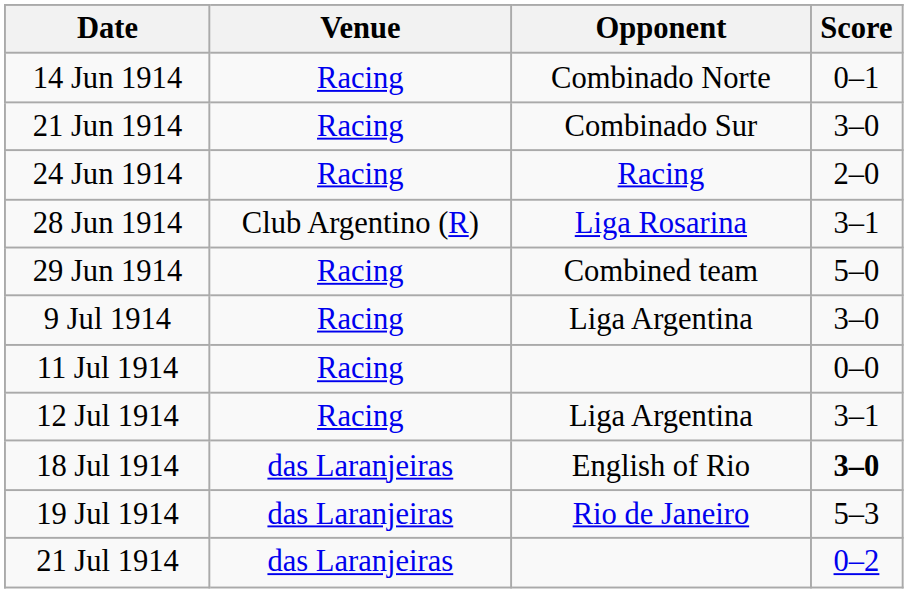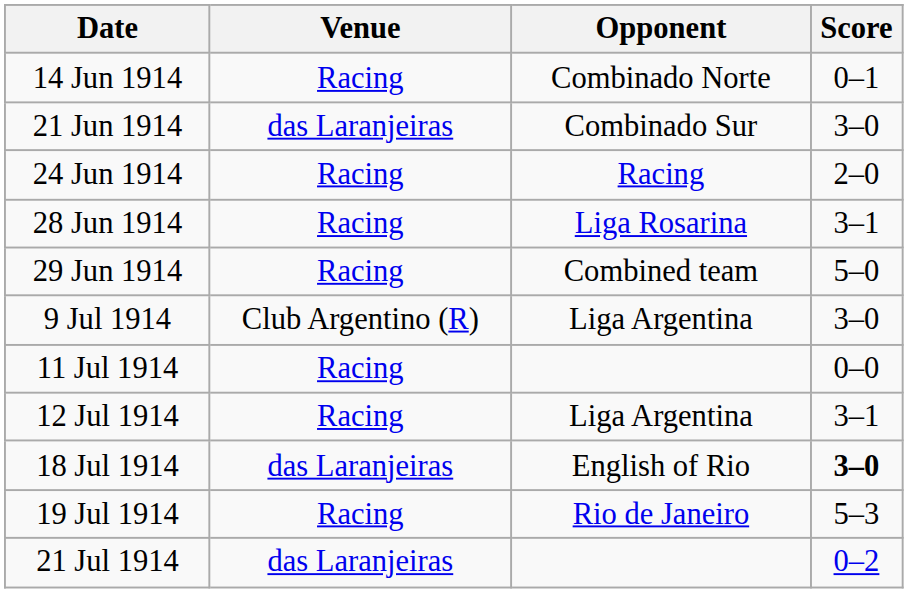(360, 125) Racing -> (360, 125) das Laranjeiras
(360, 222) Club Argentino (R) -> (360, 222) Racing
(360, 319) Racing -> (360, 319) Club Argentino (R)
(360, 513) das Laranjeiras -> (360, 513) Racing
